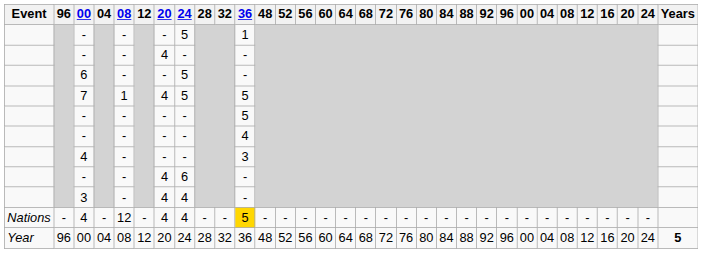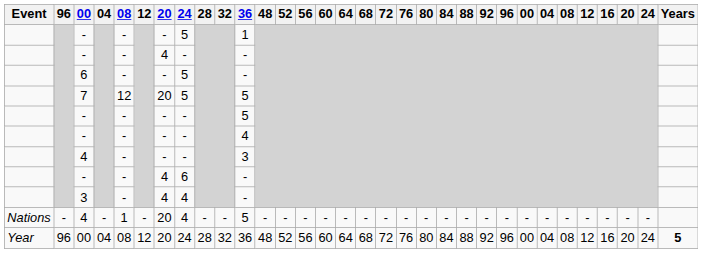(124, 95) 1 -> (124, 95) 12
(164, 95) 4 -> (164, 95) 20
(124, 217) 12 -> (124, 217) 1
(164, 217) 4 -> (164, 217) 20
(245, 217) gold background -> (245, 217) no background
